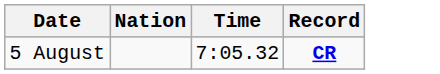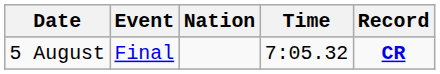+ column: (144, 21)
